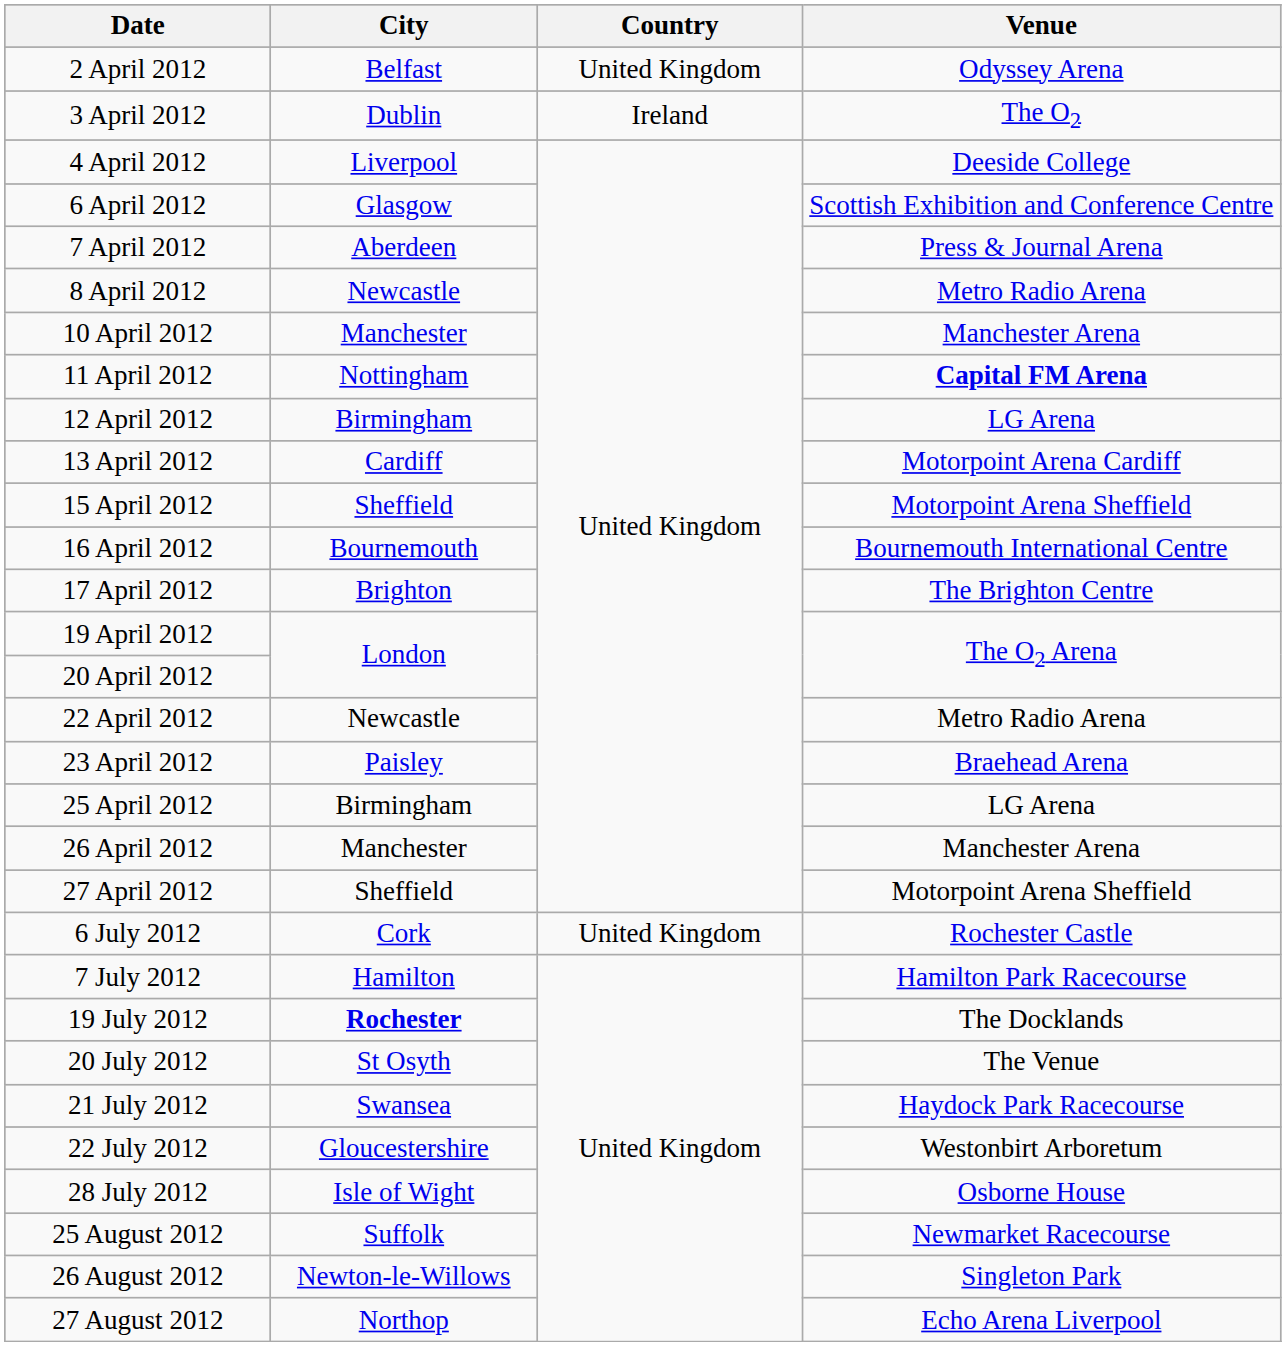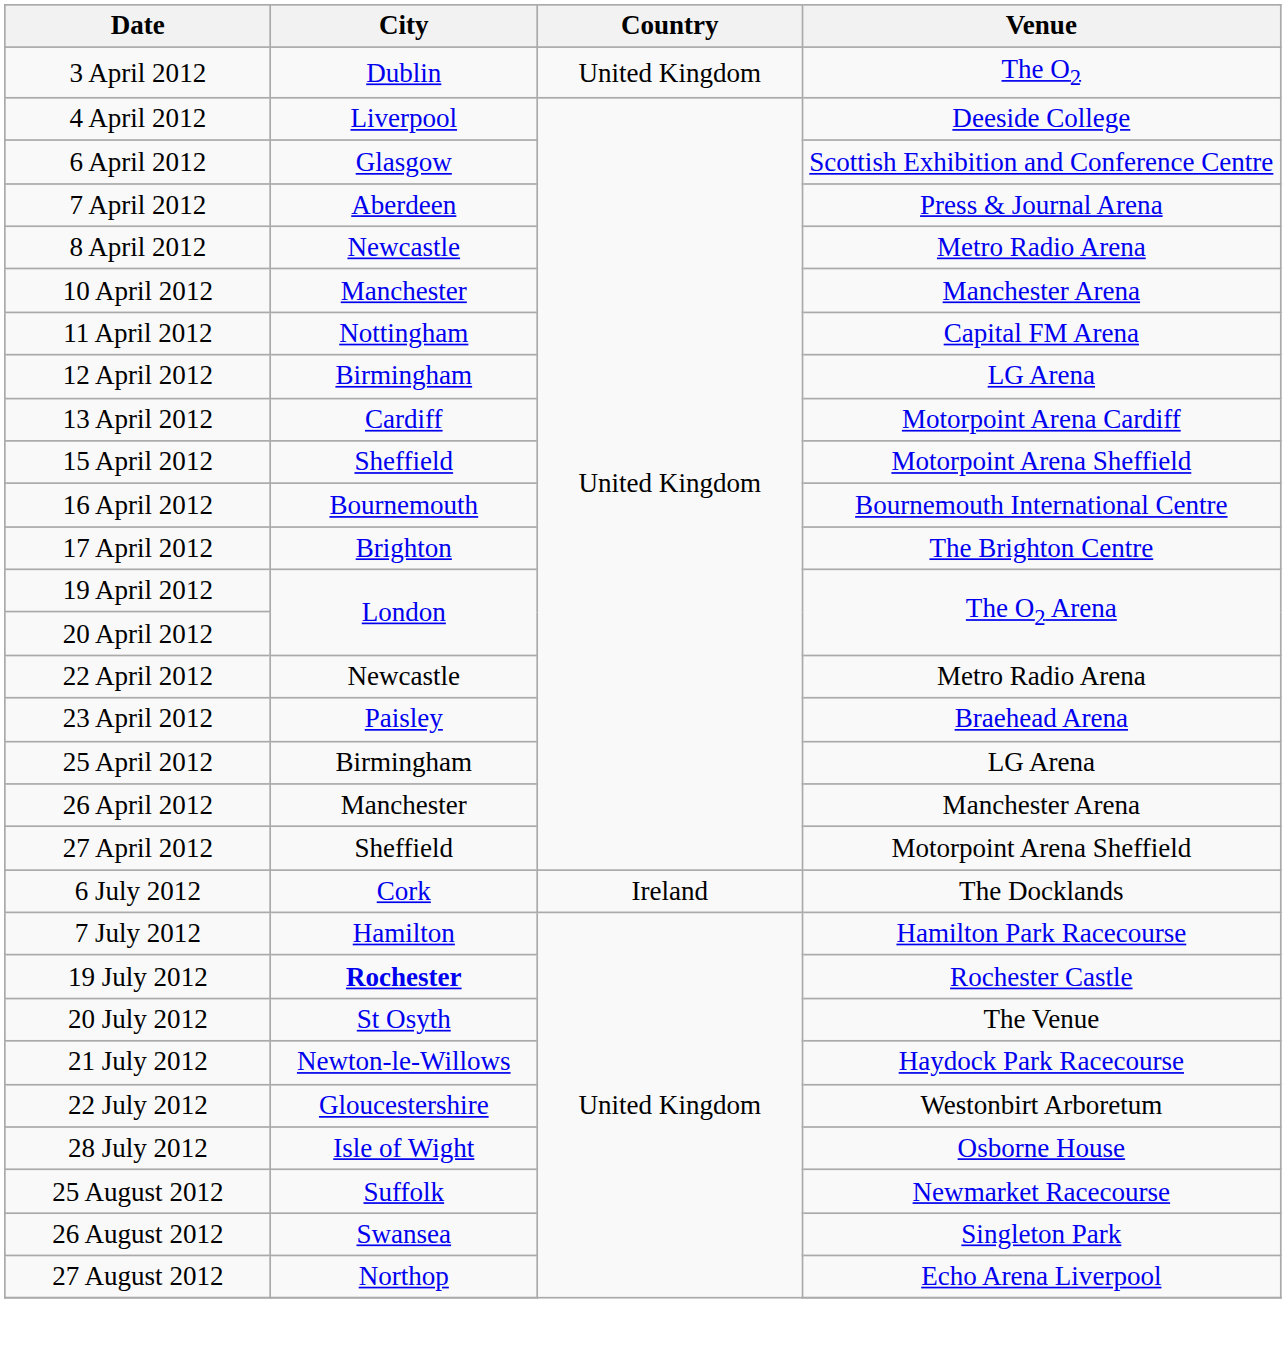- row: (138, 68)
(670, 115) Ireland -> (670, 72) United Kingdom
(1041, 376) bold -> (1041, 333) normal
(670, 933) United Kingdom -> (670, 890) Ireland
(1041, 933) Rochester Castle -> (1041, 890) The Docklands
(1041, 1019) The Docklands -> (1041, 976) Rochester Castle
(404, 1105) Swansea -> (404, 1062) Newton-le-Willows
(404, 1276) Newton-le-Willows -> (404, 1233) Swansea
